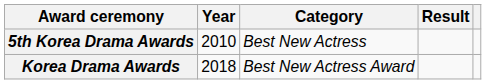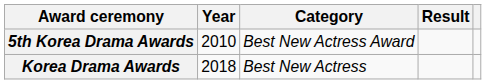(305, 41) Best New Actress -> (329, 41) Best New Actress Award
(329, 66) Best New Actress Award -> (305, 66) Best New Actress
